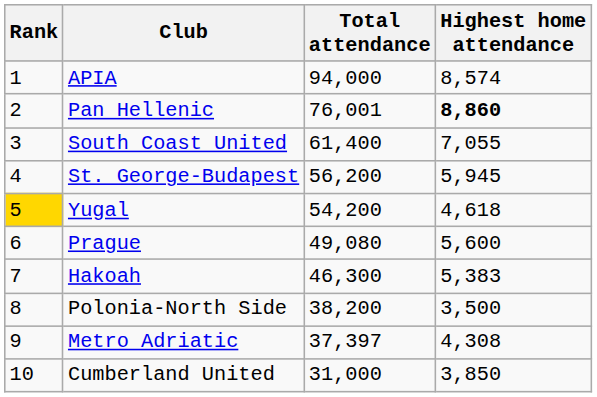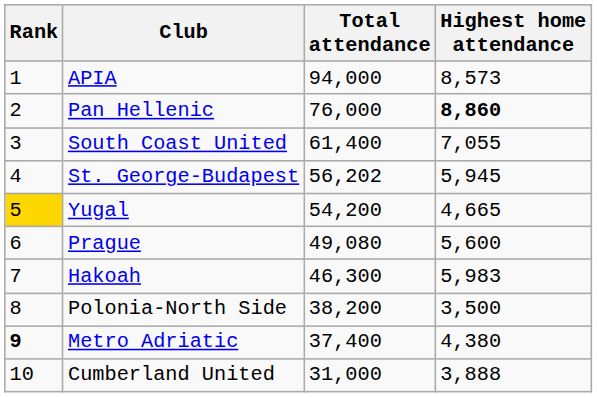(471, 78) 8,574 -> (471, 78) 8,573
(345, 111) 76,001 -> (345, 111) 76,000
(345, 177) 56,200 -> (345, 177) 56,202
(471, 210) 4,618 -> (471, 210) 4,665
(471, 276) 5,383 -> (471, 276) 5,983
(16, 342) normal -> (16, 342) bold
(345, 342) 37,397 -> (345, 342) 37,400
(471, 342) 4,308 -> (471, 342) 4,380
(471, 375) 3,850 -> (471, 375) 3,888
